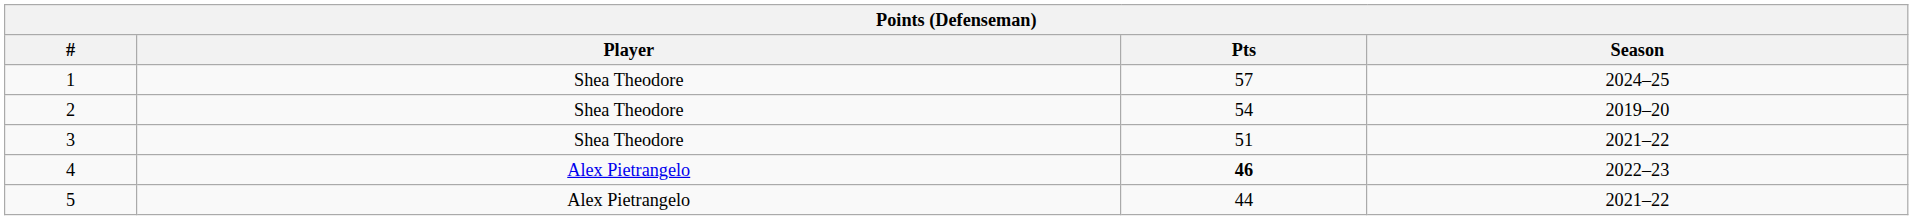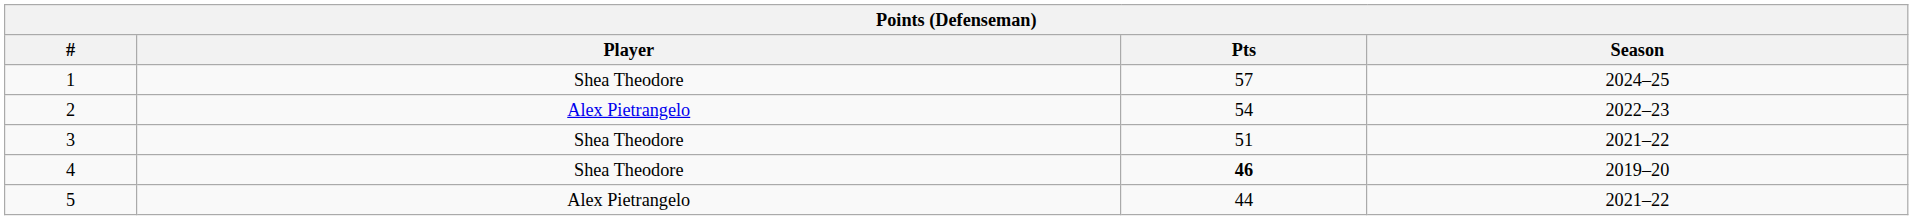(629, 109) Shea Theodore -> (629, 109) Alex Pietrangelo
(1637, 109) 2019–20 -> (1637, 109) 2022–23
(629, 170) Alex Pietrangelo -> (629, 170) Shea Theodore
(1637, 170) 2022–23 -> (1637, 170) 2019–20
